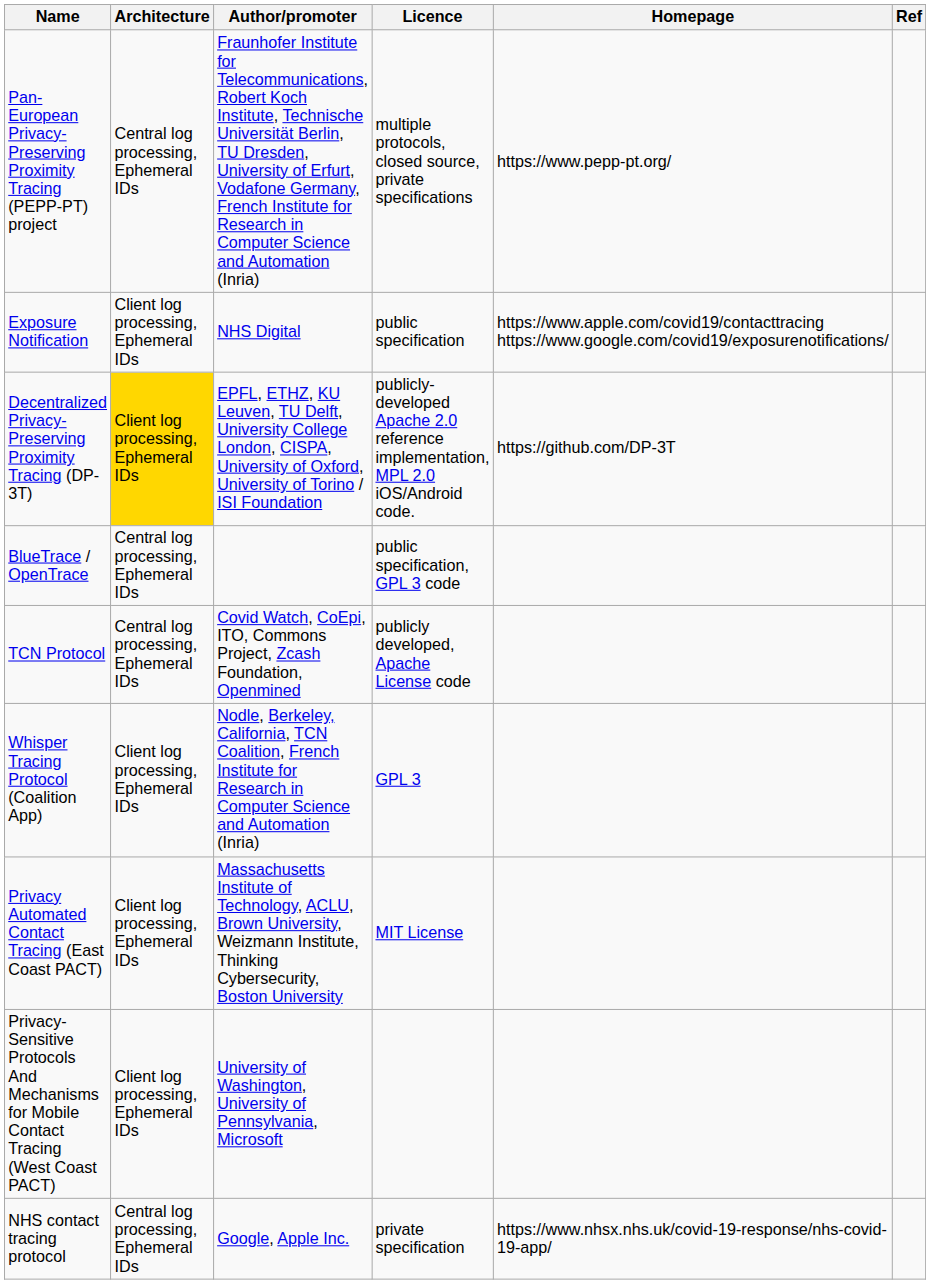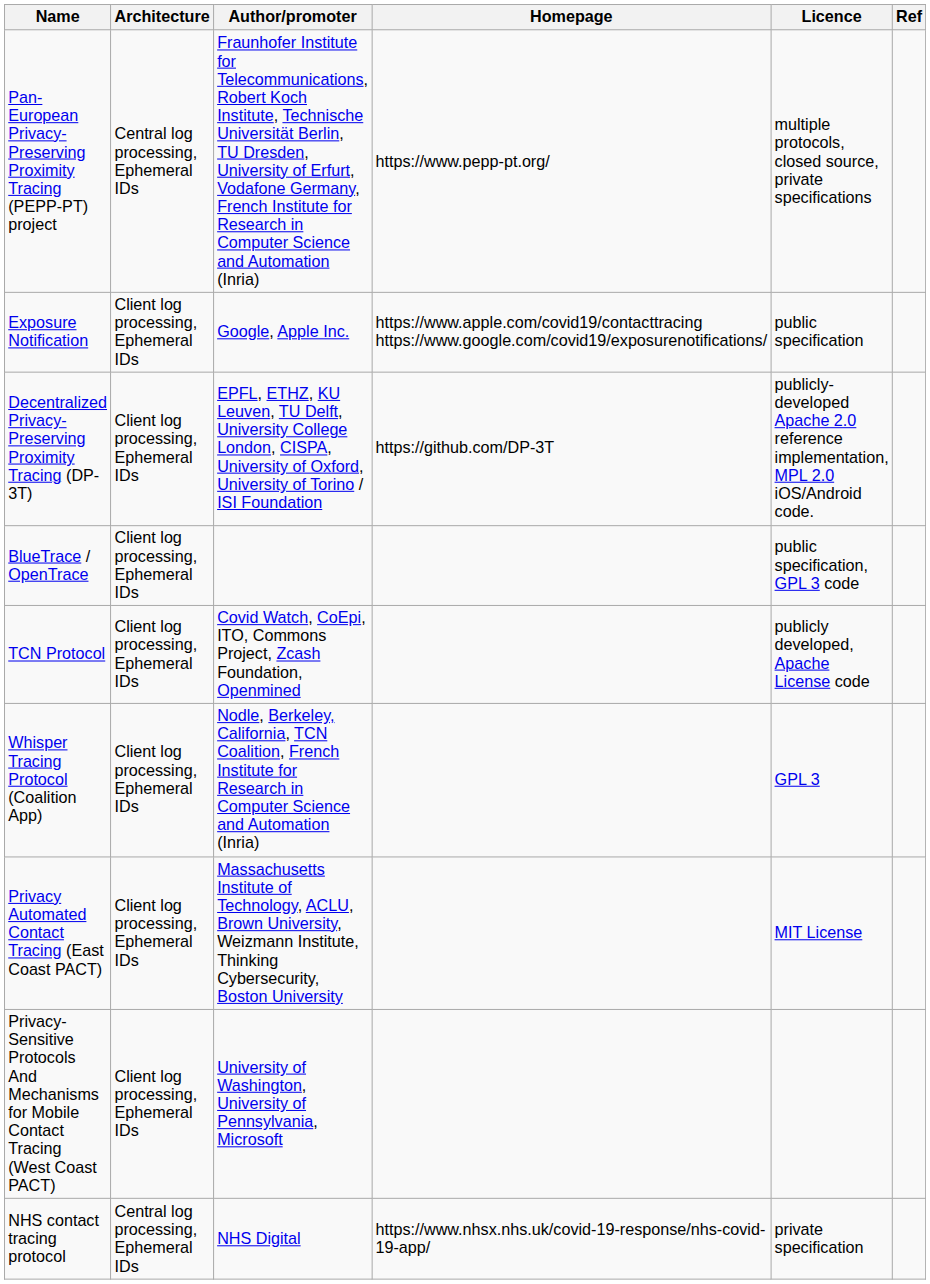columns swapped: (433, 17) <-> (693, 17)
(259, 332) NHS Digital -> (283, 332) Google, Apple Inc.
(156, 448) gold background -> (156, 448) no background
(156, 565) Central log processing, Ephemeral IDs -> (156, 565) Client log processing, Ephemeral IDs
(156, 654) Central log processing, Ephemeral IDs -> (156, 654) Client log processing, Ephemeral IDs
(283, 1238) Google, Apple Inc. -> (259, 1238) NHS Digital
